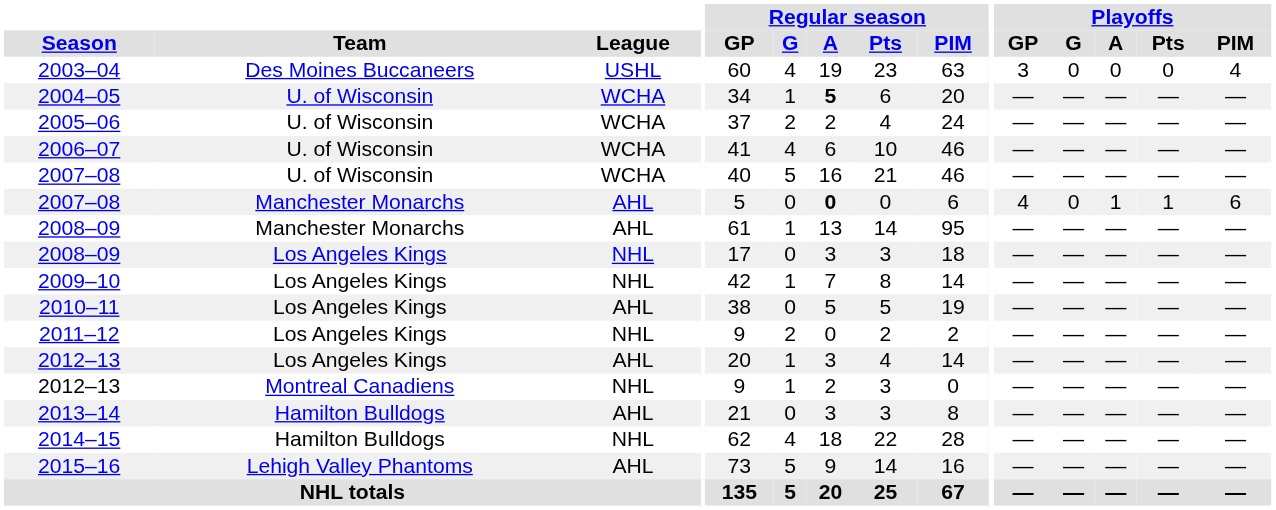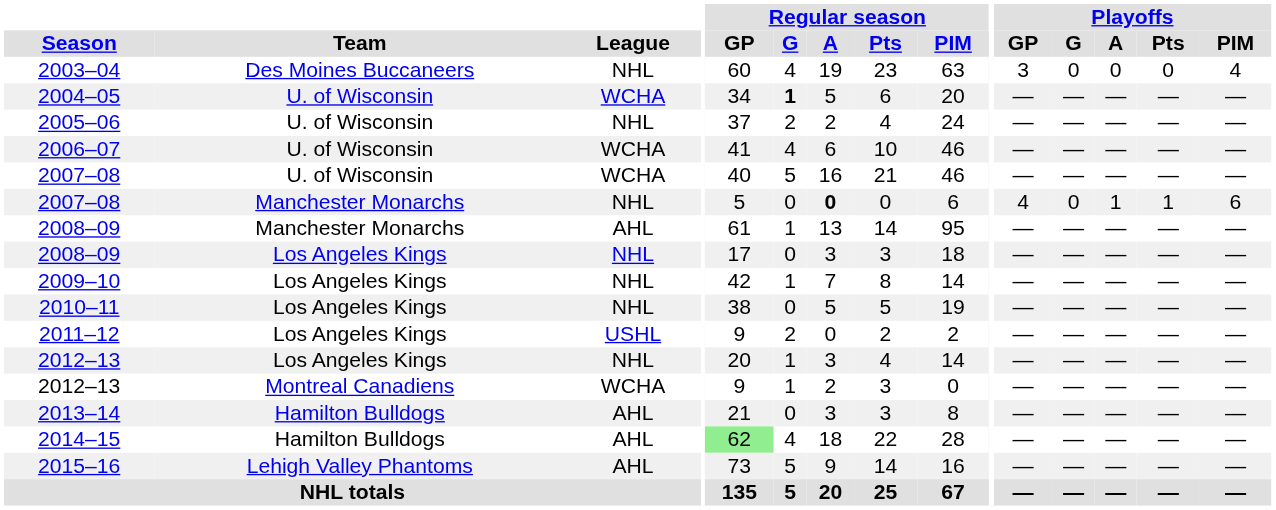(633, 69) USHL -> (633, 69) NHL
(790, 96) normal -> (790, 96) bold
(830, 96) bold -> (830, 96) normal
(633, 122) WCHA -> (633, 122) NHL
(633, 201) AHL -> (633, 201) NHL
(633, 307) AHL -> (633, 307) NHL
(633, 333) NHL -> (633, 333) USHL
(633, 360) AHL -> (633, 360) NHL
(633, 386) NHL -> (633, 386) WCHA
(633, 439) NHL -> (633, 439) AHL
(739, 439) no background -> (739, 439) lightgreen background
